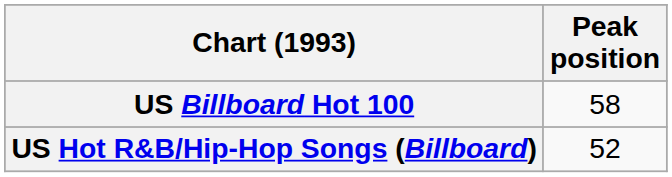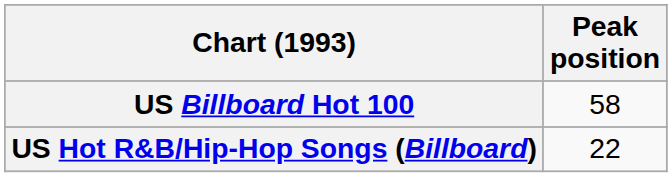(605, 148) 52 -> (605, 148) 22
